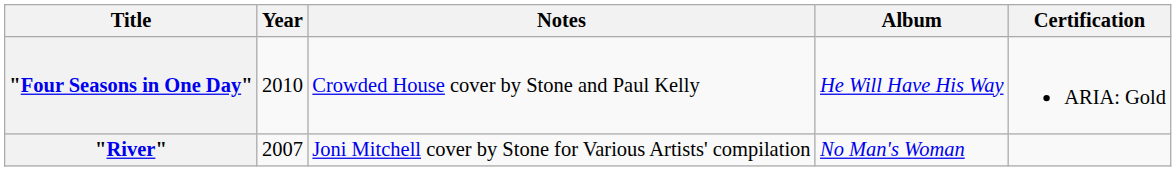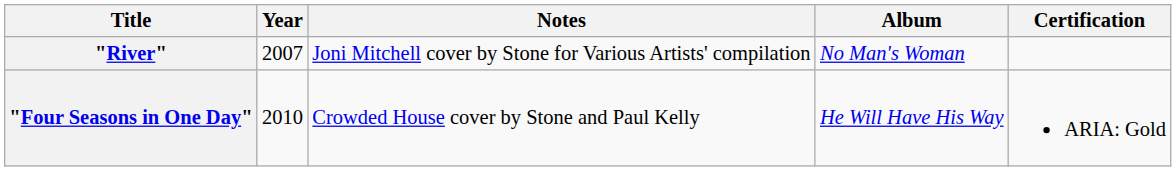rows swapped: (131, 149) <-> (131, 85)
